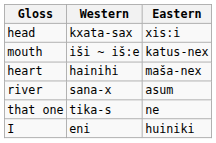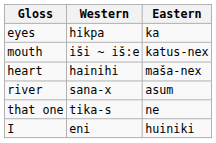- row: (21, 33)
+ row: (21, 33)
